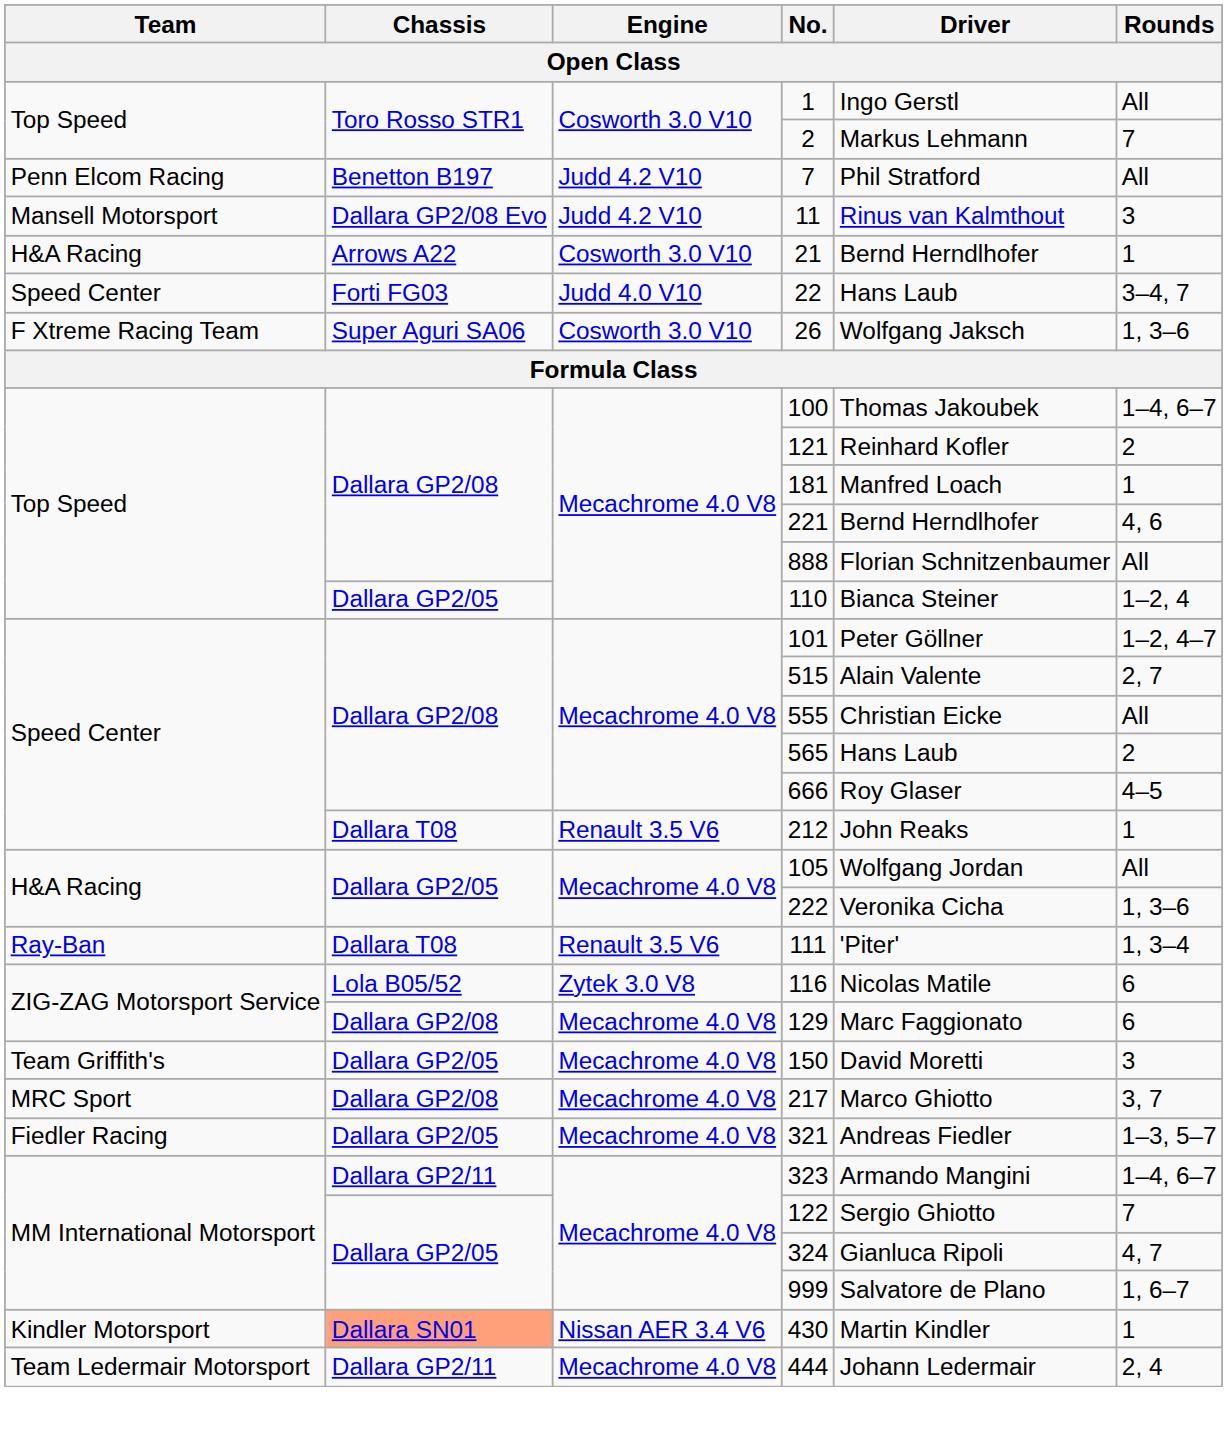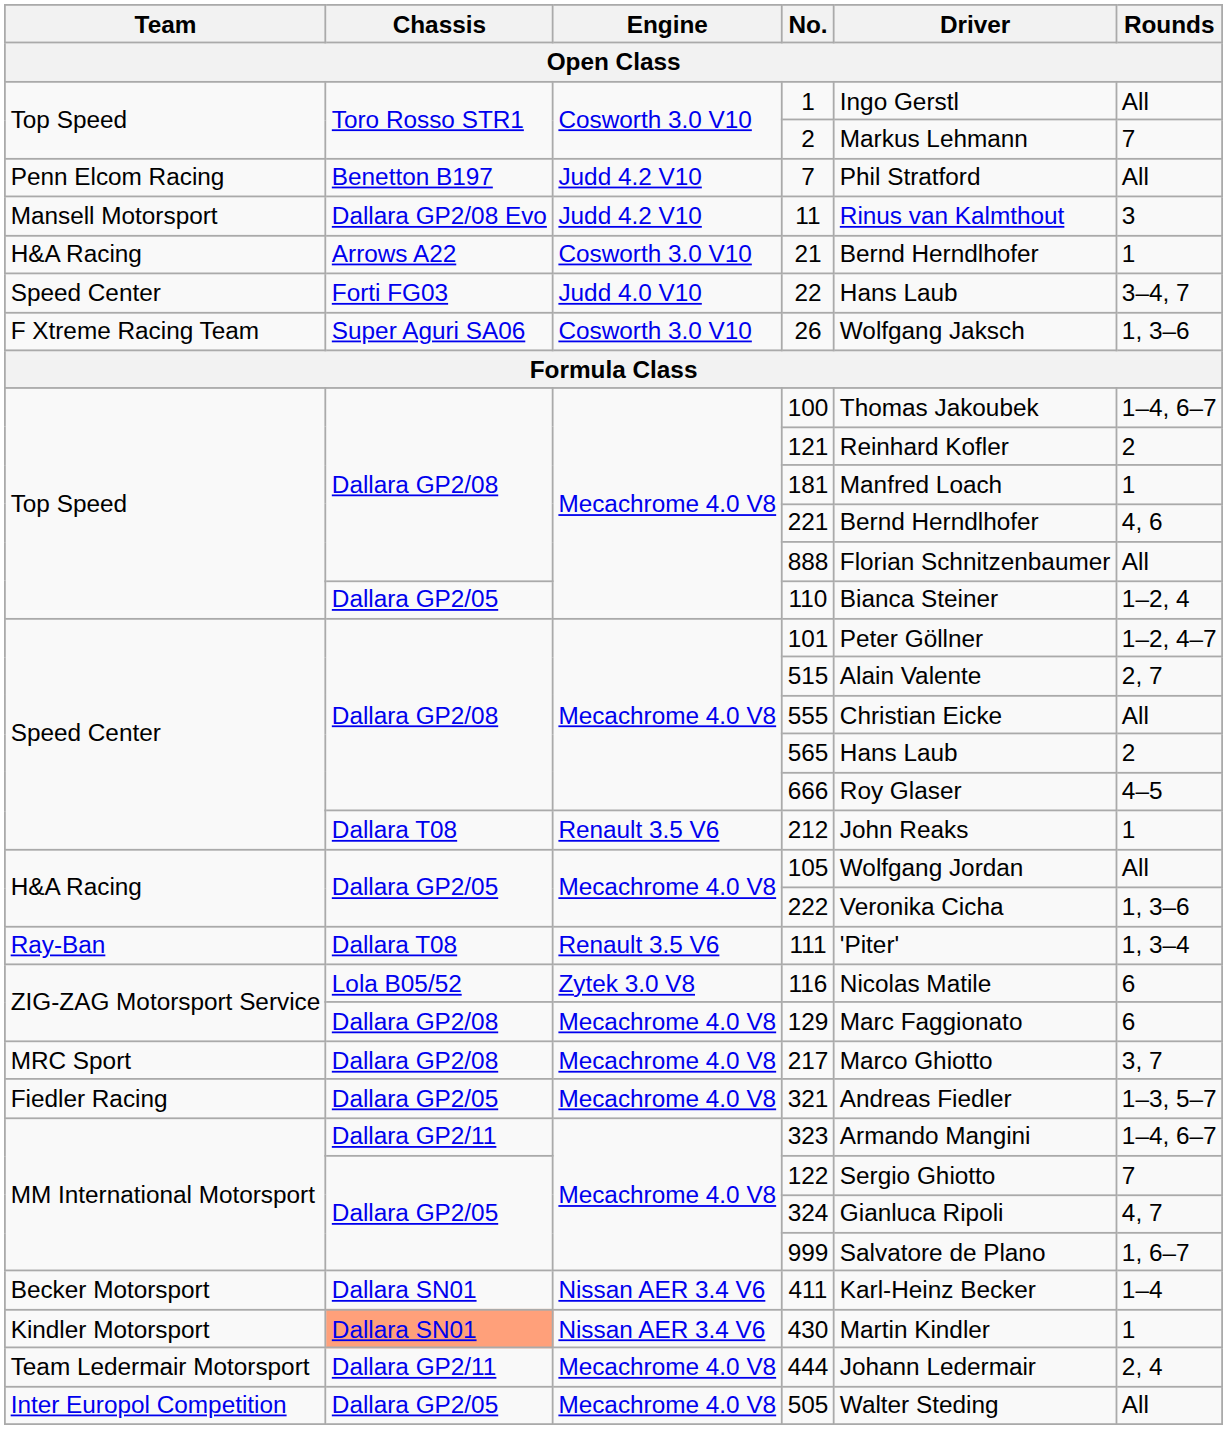- row: (808, 1060)
+ row: (808, 1290)
+ row: (808, 1405)
